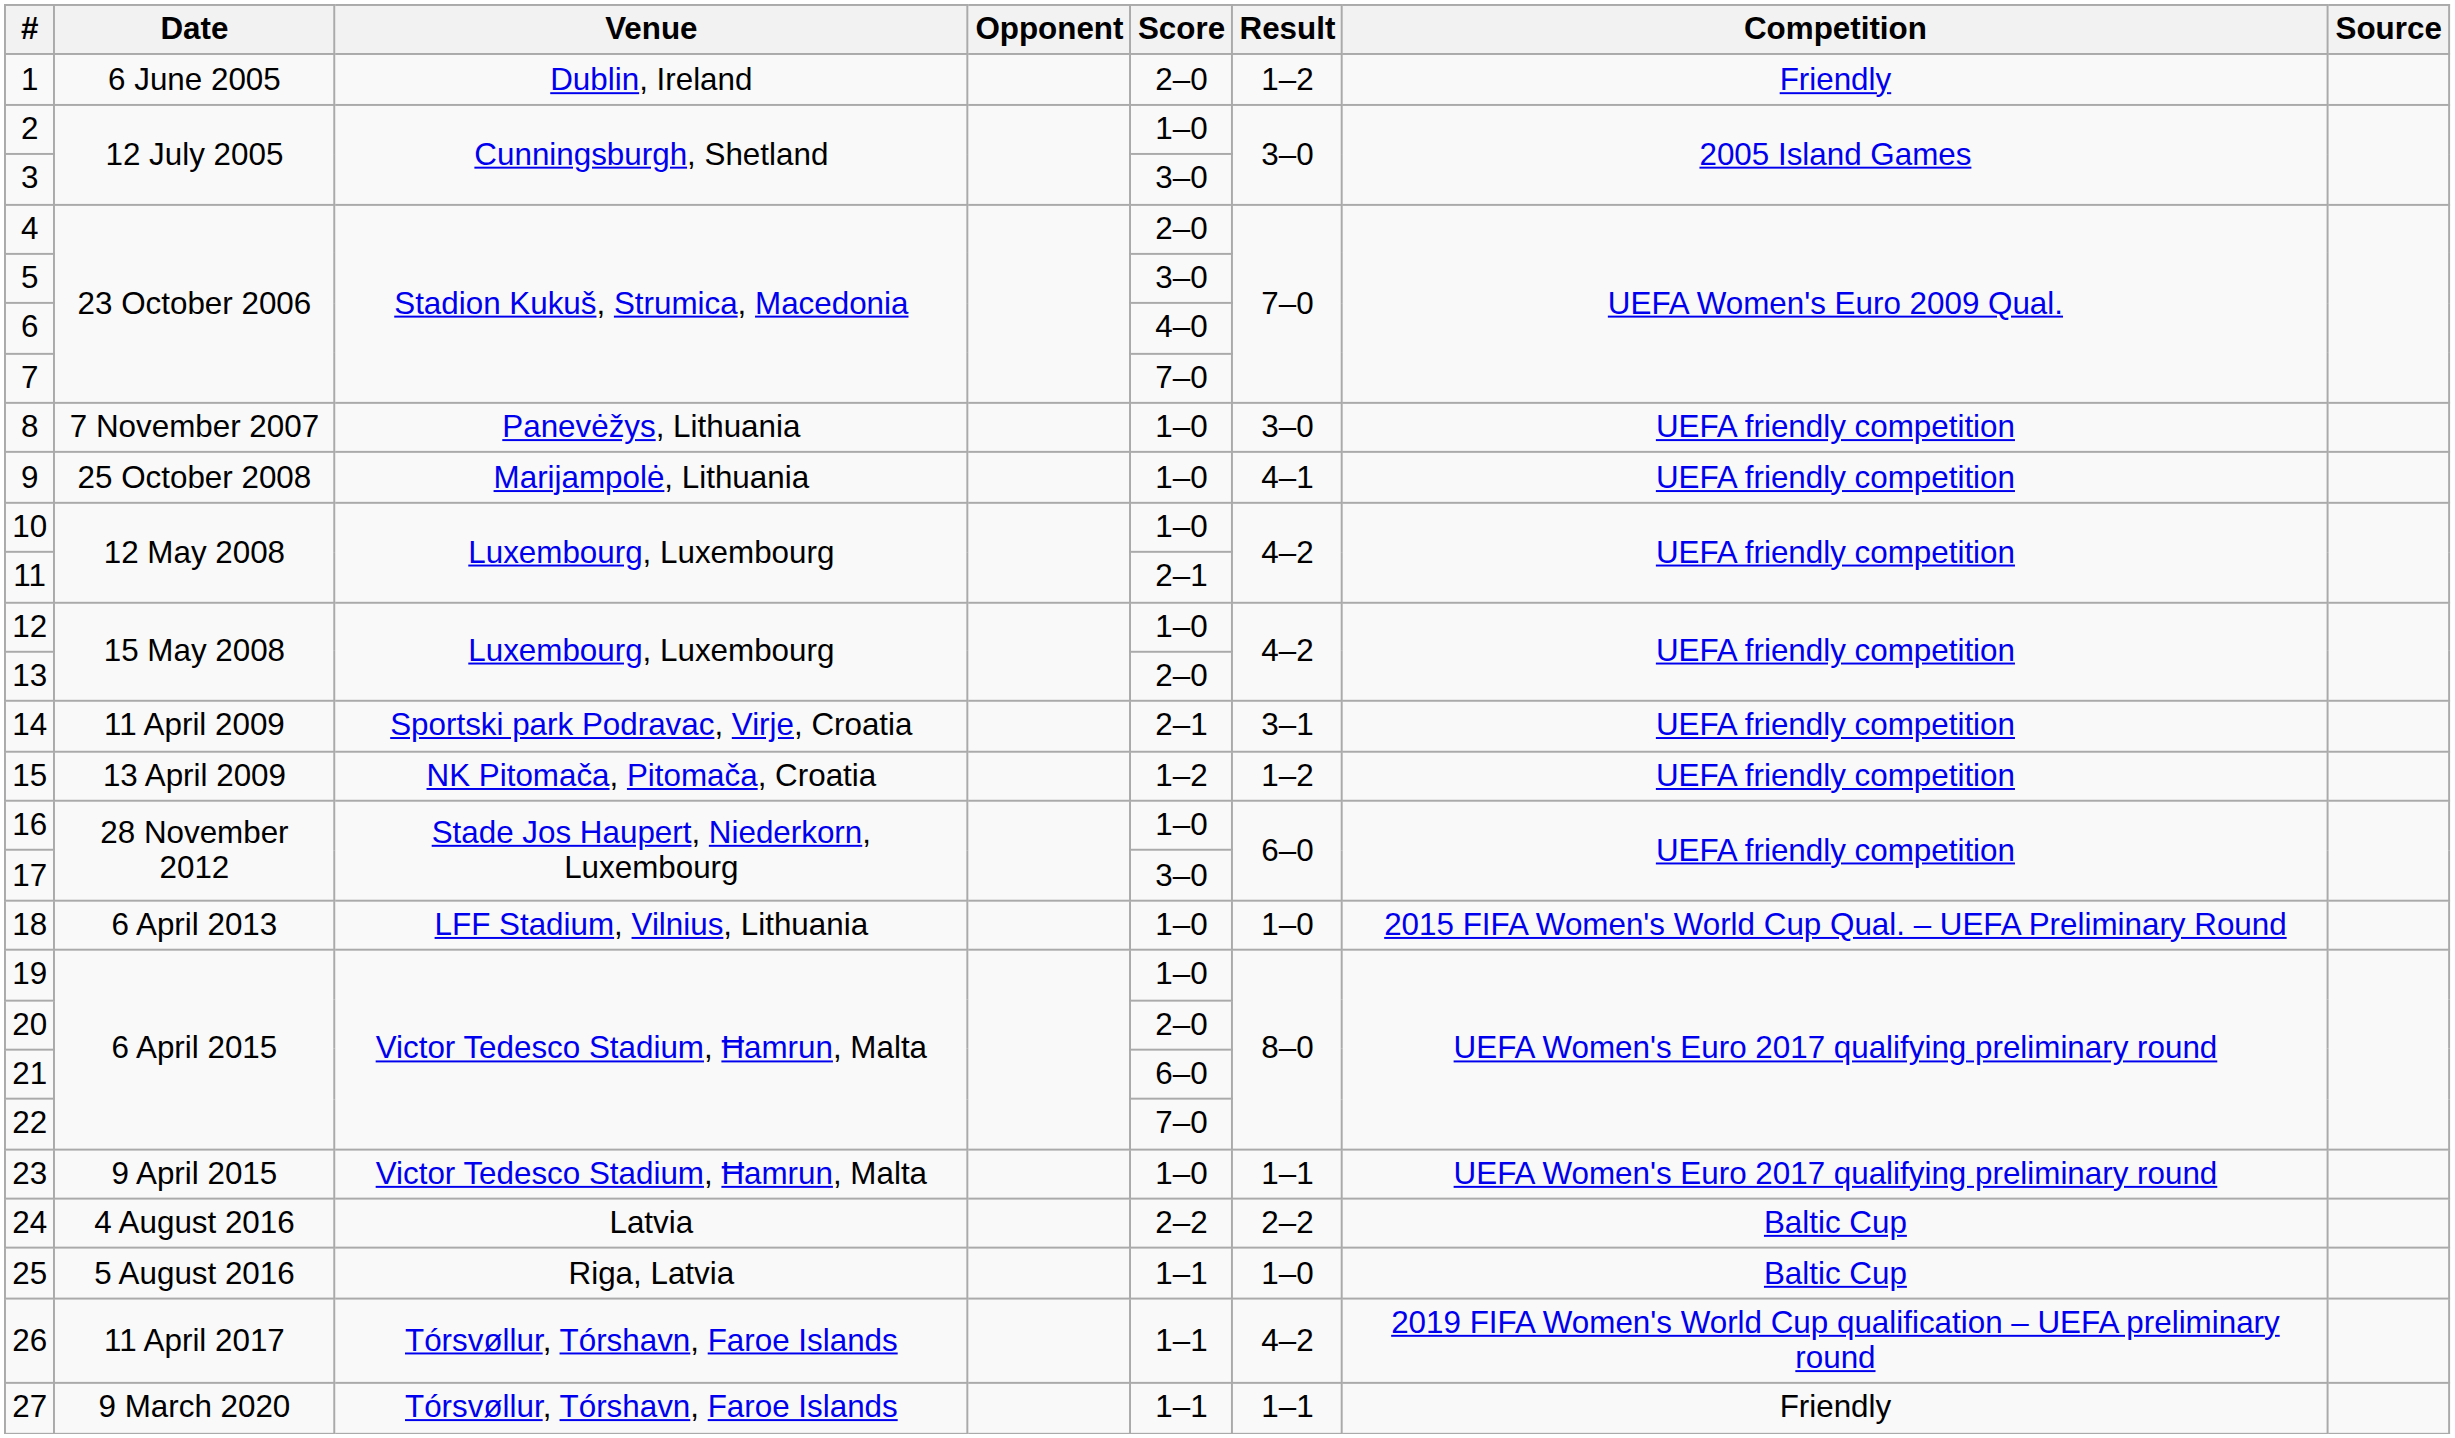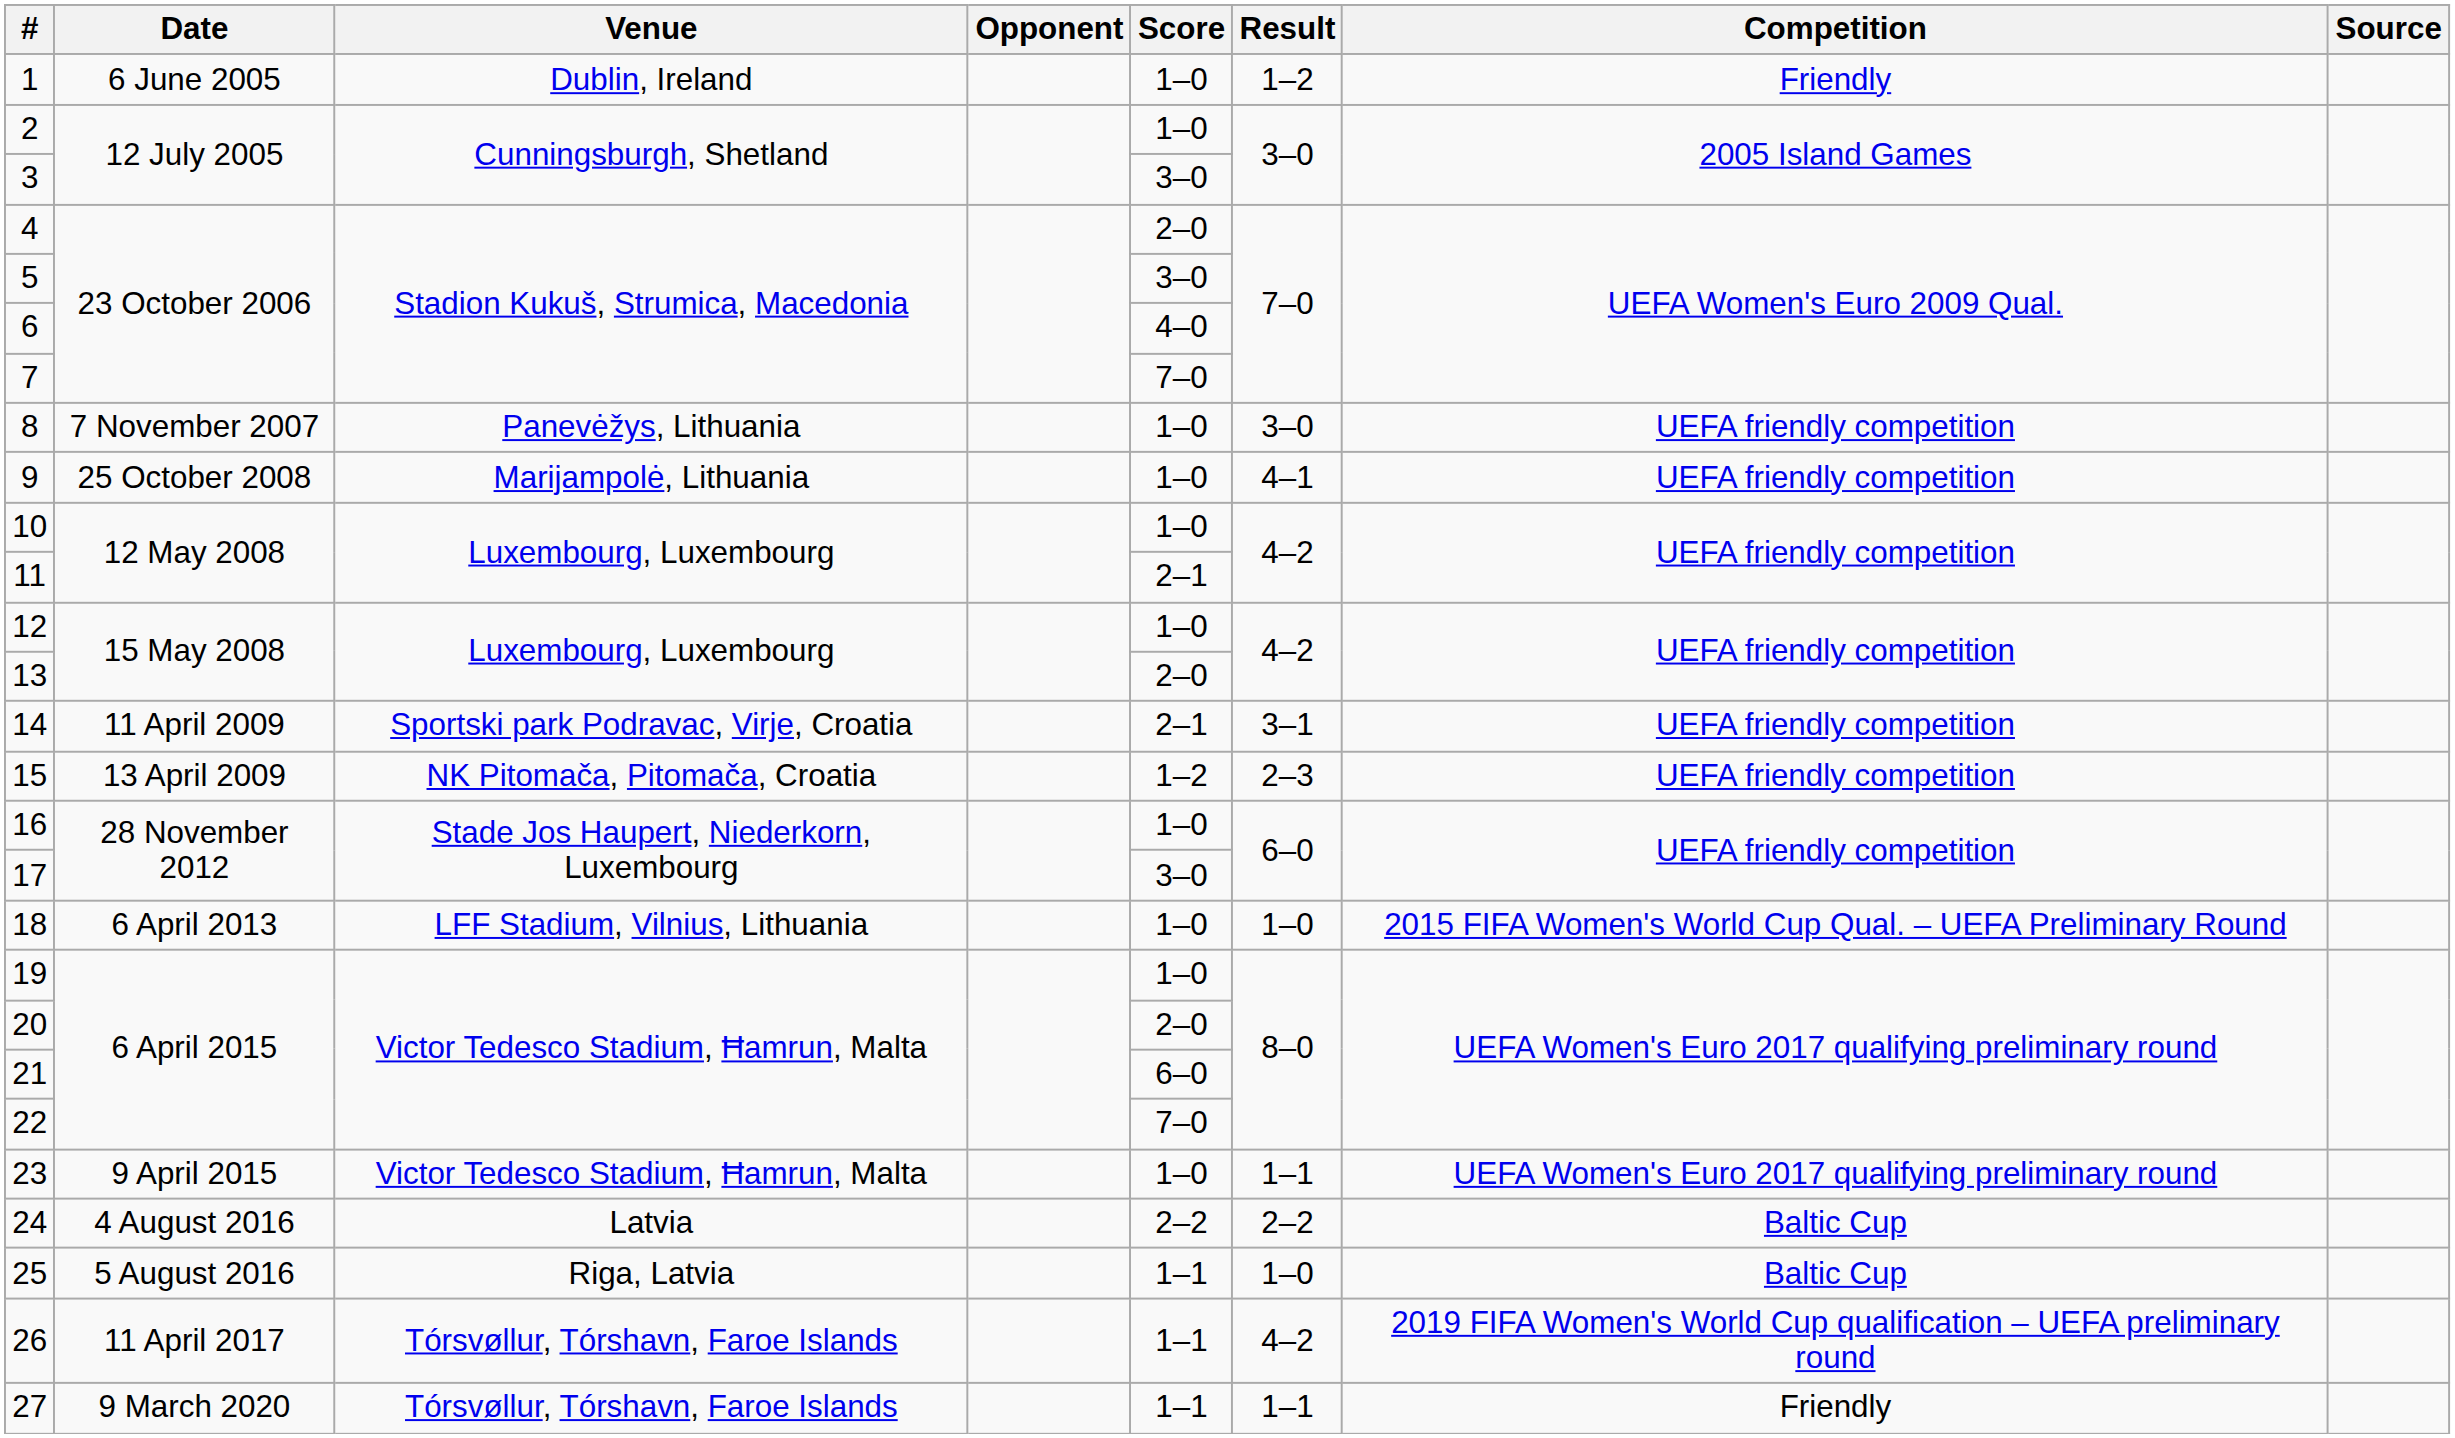(1181, 79) 2–0 -> (1181, 79) 1–0
(1287, 775) 1–2 -> (1287, 775) 2–3
